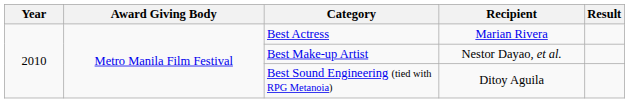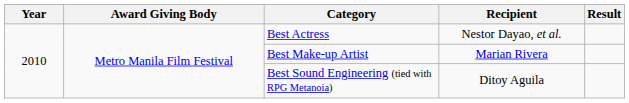(512, 34) Marian Rivera -> (512, 34) Nestor Dayao, et al.
(512, 53) Nestor Dayao, et al. -> (512, 53) Marian Rivera
